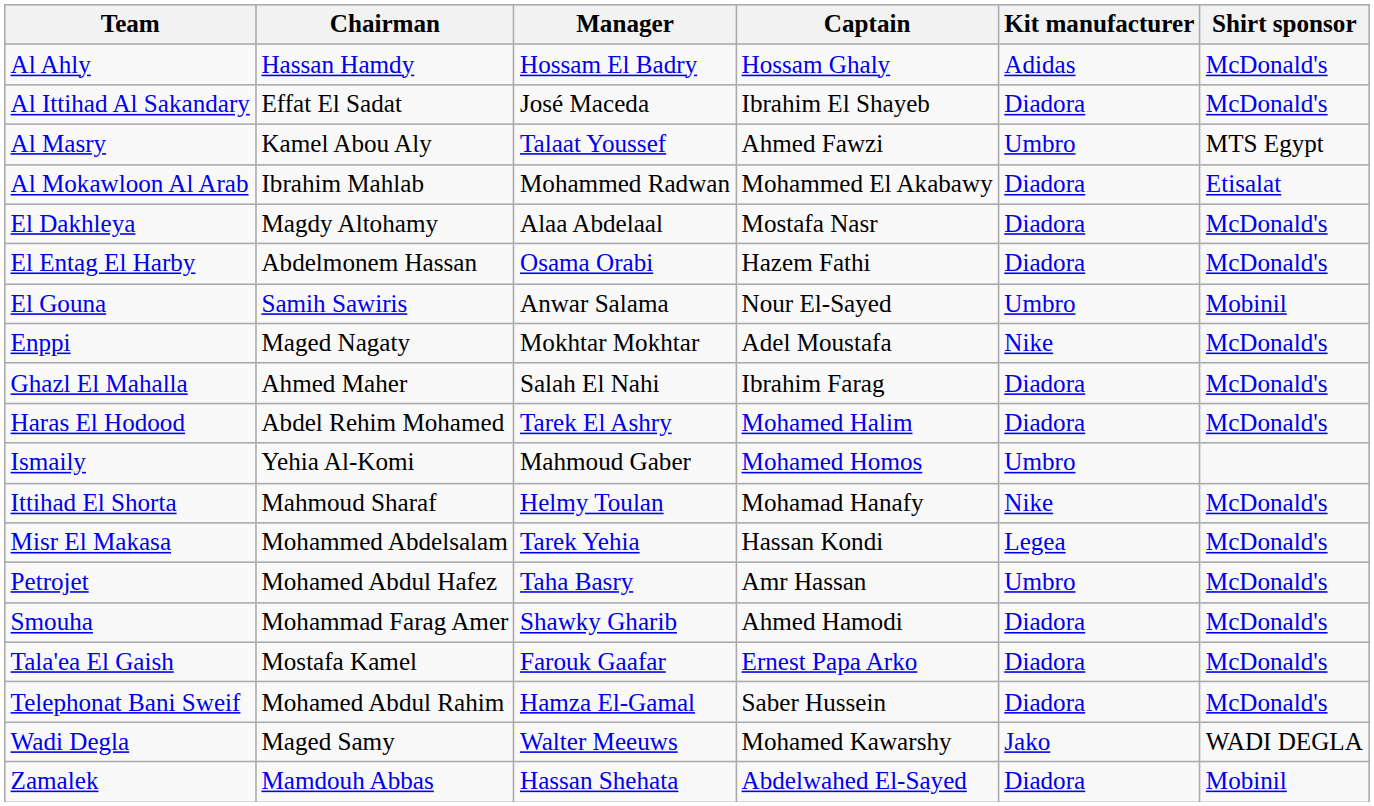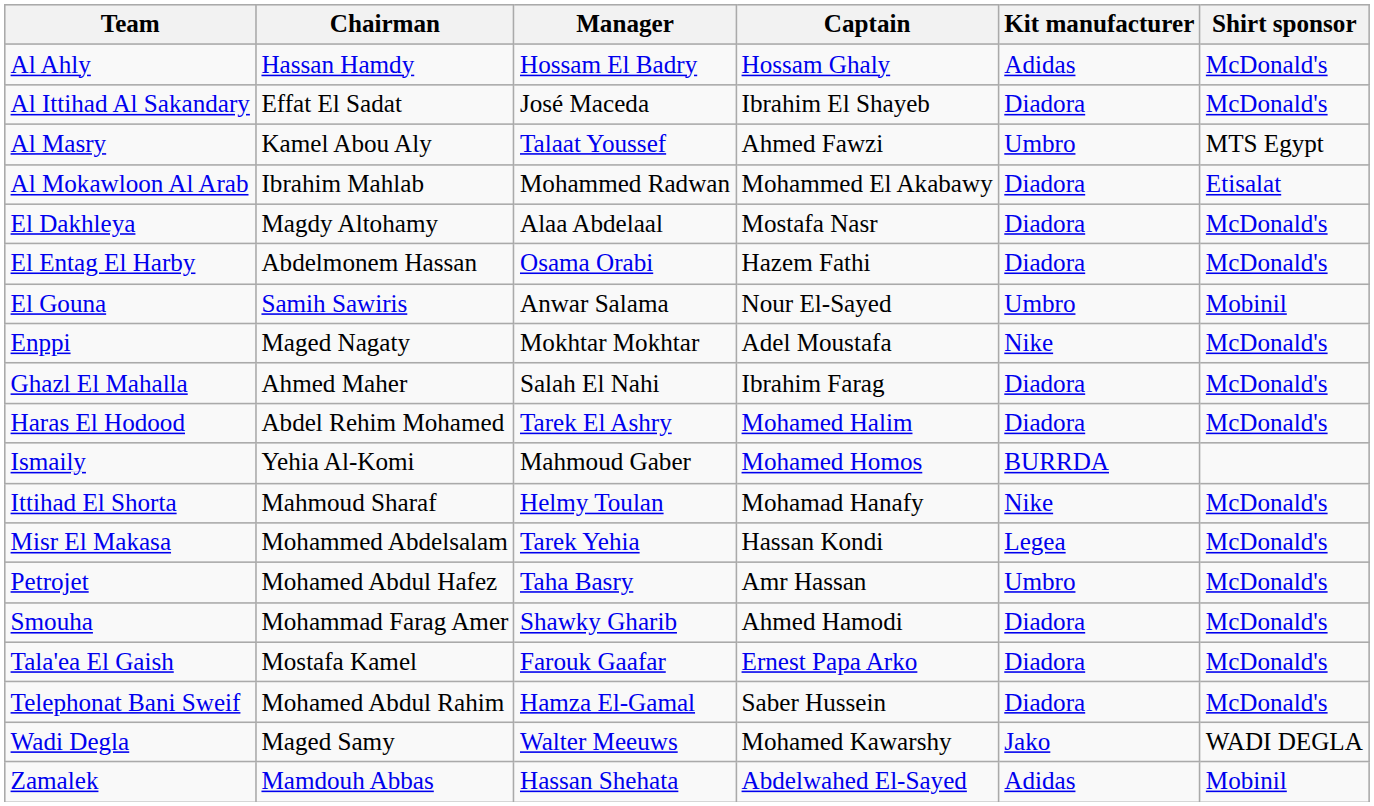(1040, 462) Umbro -> (1057, 462) BURRDA
(1045, 781) Diadora -> (1040, 781) Adidas
